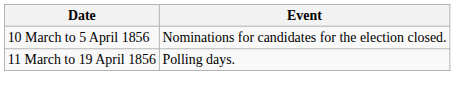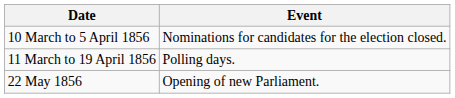+ row: (45, 81)
